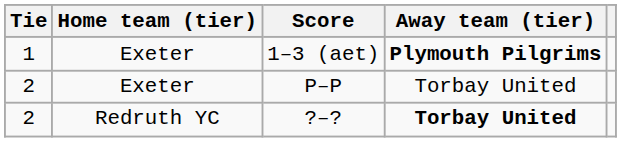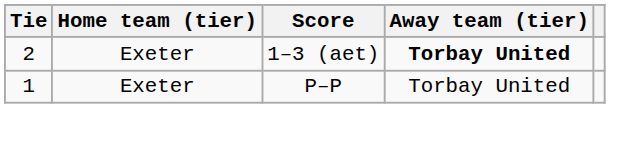(29, 54) 1 -> (29, 54) 2
(495, 54) Plymouth Pilgrims -> (489, 54) Torbay United
(29, 87) 2 -> (29, 87) 1
- row: (323, 120)
